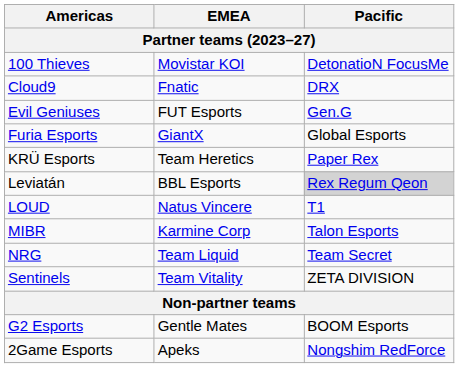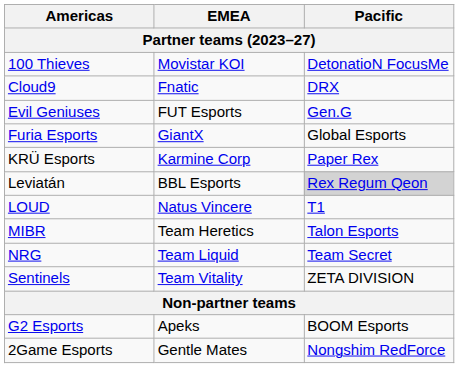(206, 159) Team Heretics -> (204, 159) Karmine Corp
(204, 231) Karmine Corp -> (206, 231) Team Heretics
(202, 326) Gentle Mates -> (179, 326) Apeks
(179, 350) Apeks -> (202, 350) Gentle Mates
